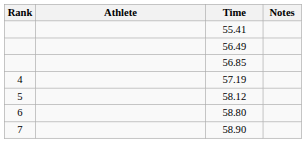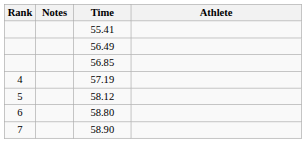columns swapped: (121, 12) <-> (282, 12)
